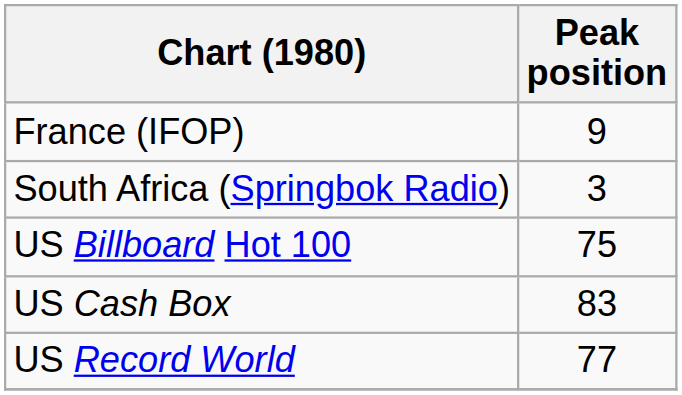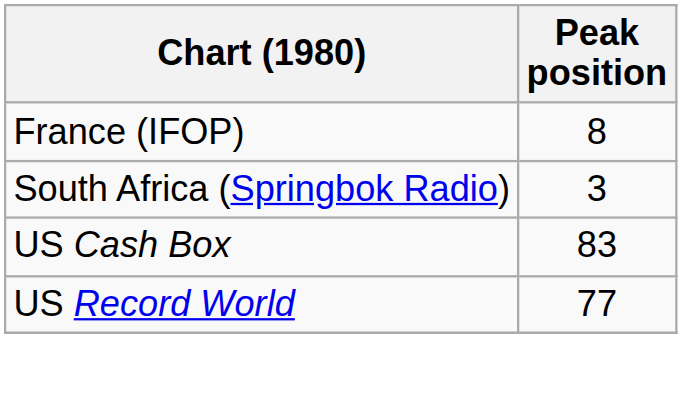(597, 131) 9 -> (597, 131) 8
- row: (182, 245)
